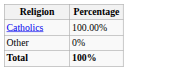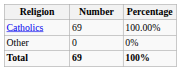+ column: (96, 12)
